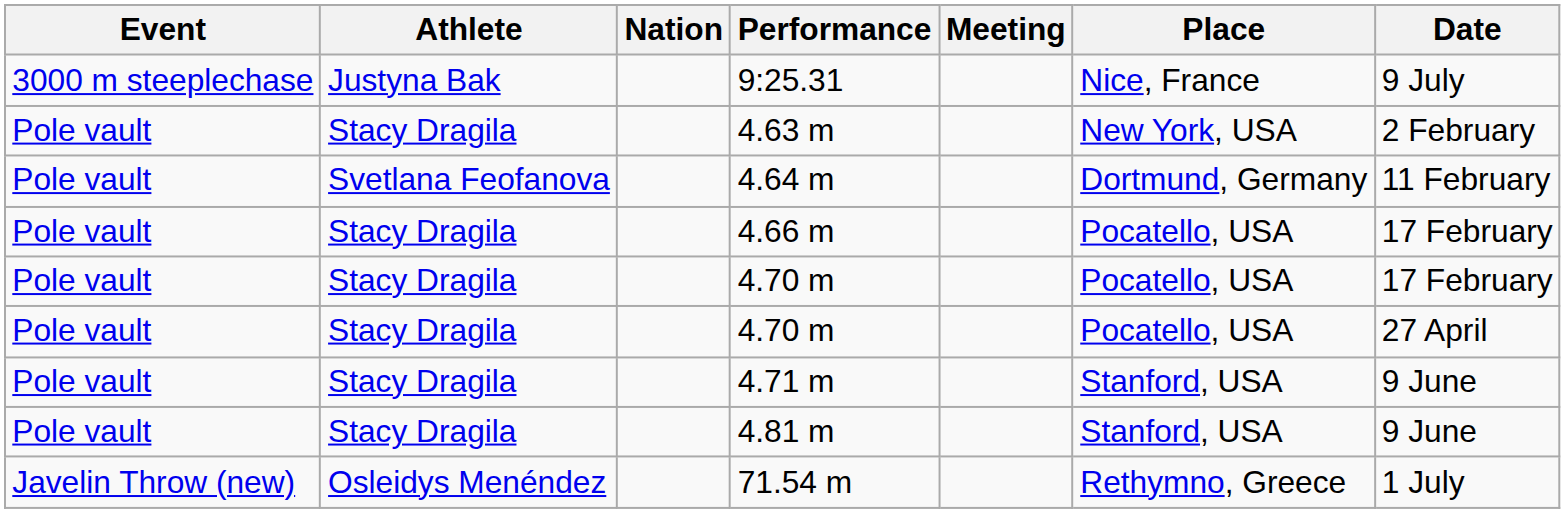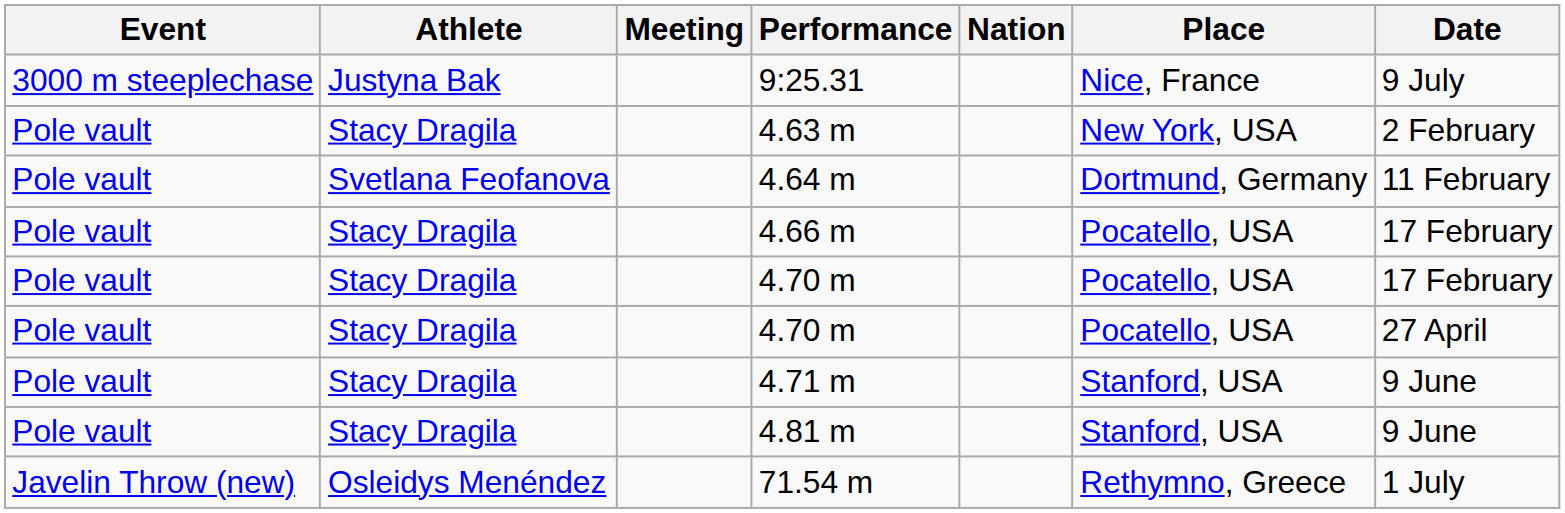columns swapped: (674, 29) <-> (1006, 29)
